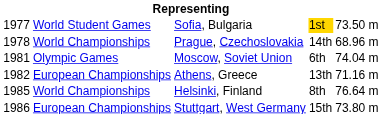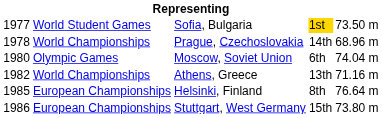(17, 58) 1981 -> (17, 58) 1980
(102, 75) European Championships -> (92, 75) World Championships
(92, 91) World Championships -> (102, 91) European Championships
